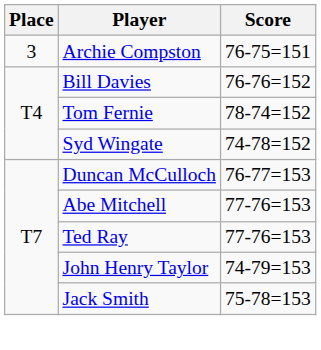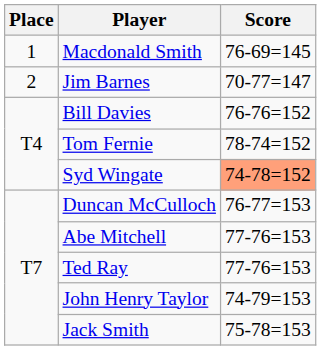+ row: (132, 50)
+ row: (106, 81)
- row: (132, 50)
(268, 143) no background -> (268, 174) lightsalmon background
